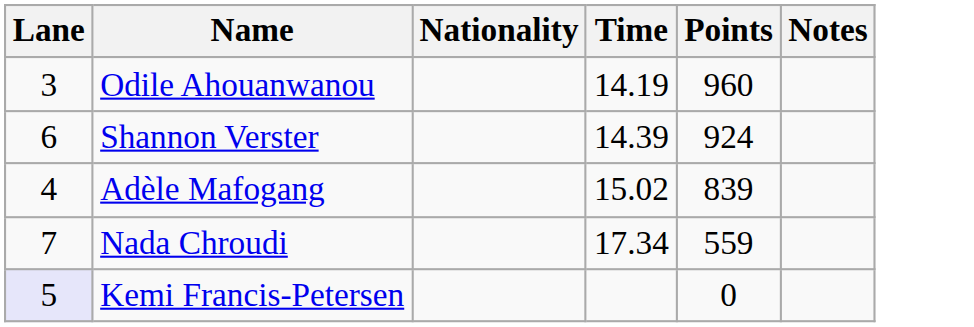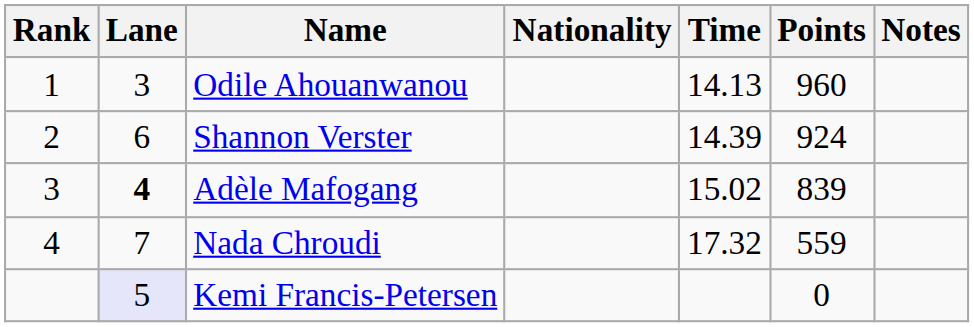+ column: (52, 30)
(631, 83) 14.19 -> (724, 83) 14.13
(49, 189) normal -> (142, 189) bold
(631, 242) 17.34 -> (724, 242) 17.32
